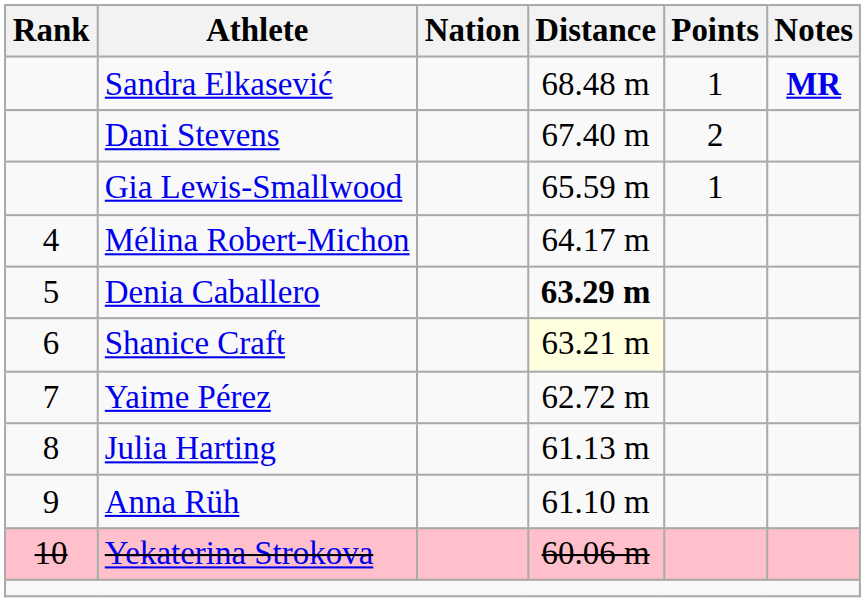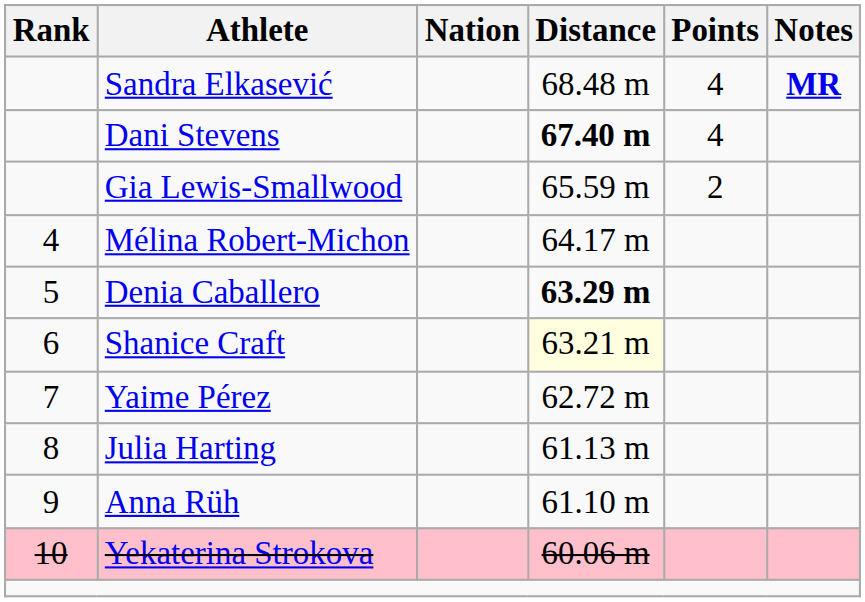(715, 82) 1 -> (715, 82) 4
(596, 135) normal -> (596, 135) bold
(715, 135) 2 -> (715, 135) 4
(715, 187) 1 -> (715, 187) 2
